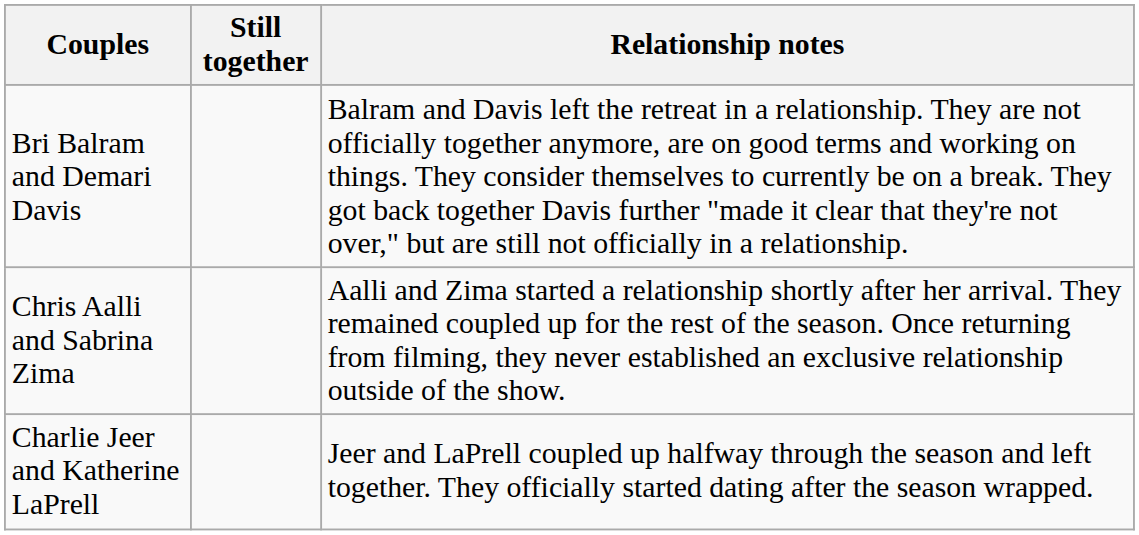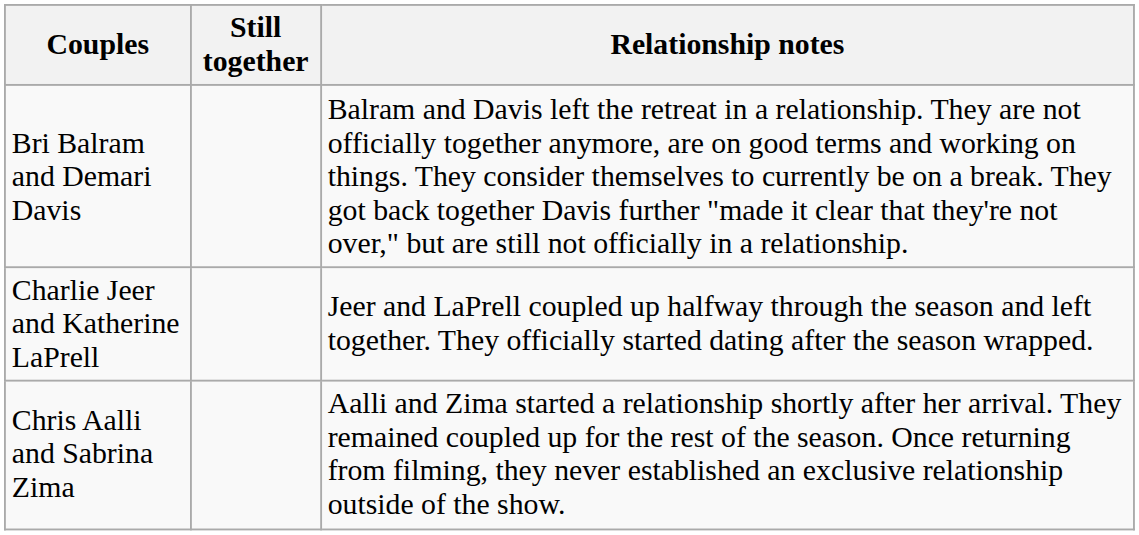rows swapped: (96, 471) <-> (82, 340)
